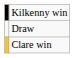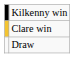rows swapped: (31, 45) <-> (23, 28)
